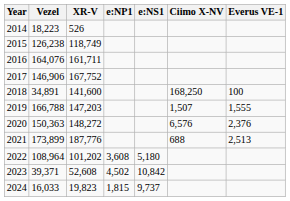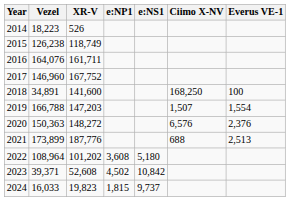(48, 76) 146,906 -> (48, 76) 146,960
(240, 108) 1,555 -> (240, 108) 1,554
